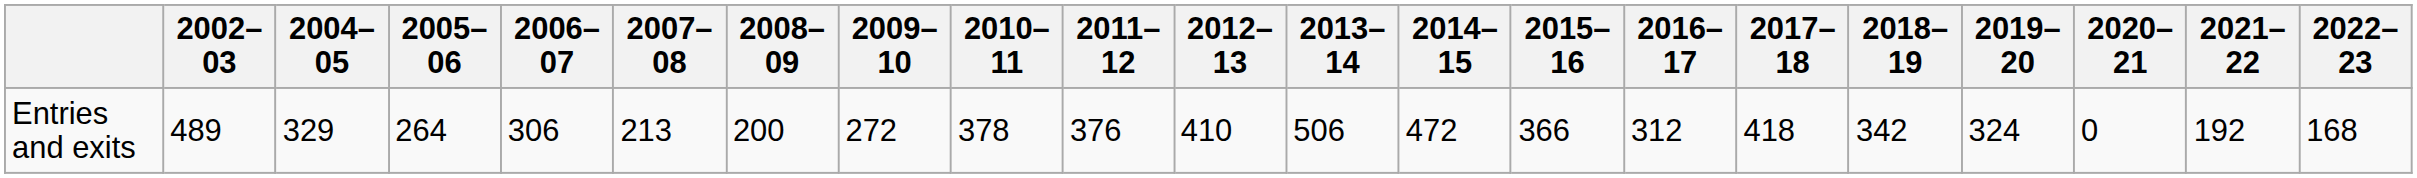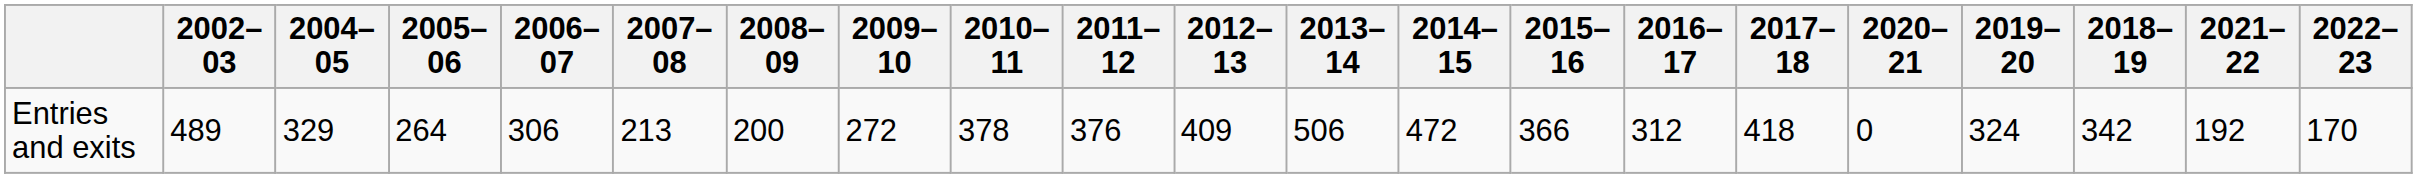columns swapped: (1905, 46) <-> (2130, 46)
(1207, 130) 410 -> (1207, 130) 409
(2332, 130) 168 -> (2332, 130) 170
